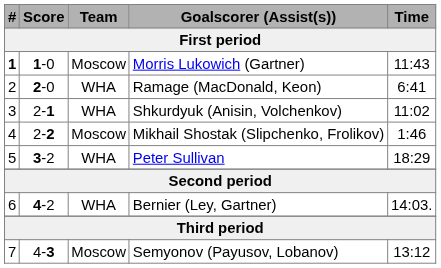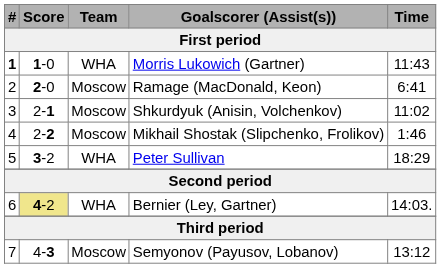(99, 63) Moscow -> (99, 63) WHA
(99, 87) WHA -> (99, 87) Moscow
(99, 110) WHA -> (99, 110) Moscow
(44, 204) no background -> (44, 204) khaki background
